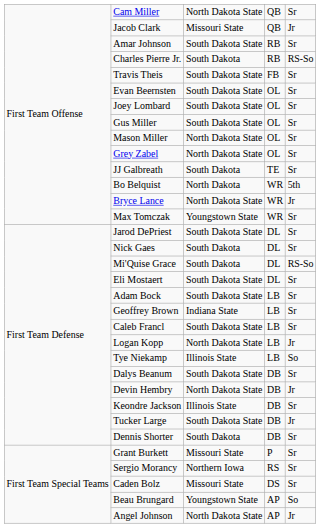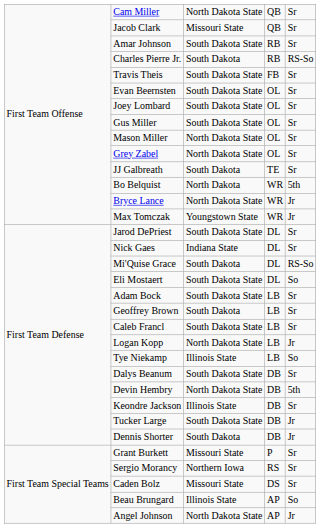(291, 28) Jr -> (292, 28) Sr
(292, 216) Sr -> (291, 216) Jr
(213, 248) South Dakota -> (212, 248) Indiana State
(292, 279) Sr -> (293, 279) So
(212, 311) Indiana State -> (213, 311) South Dakota
(291, 389) Jr -> (294, 389) 5th
(292, 437) Sr -> (291, 437) Jr
(222, 500) Youngstown State -> (211, 500) Illinois State
